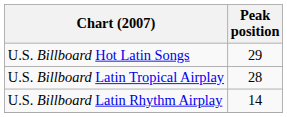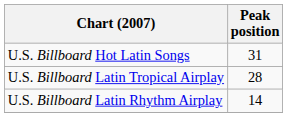(255, 54) 29 -> (255, 54) 31
